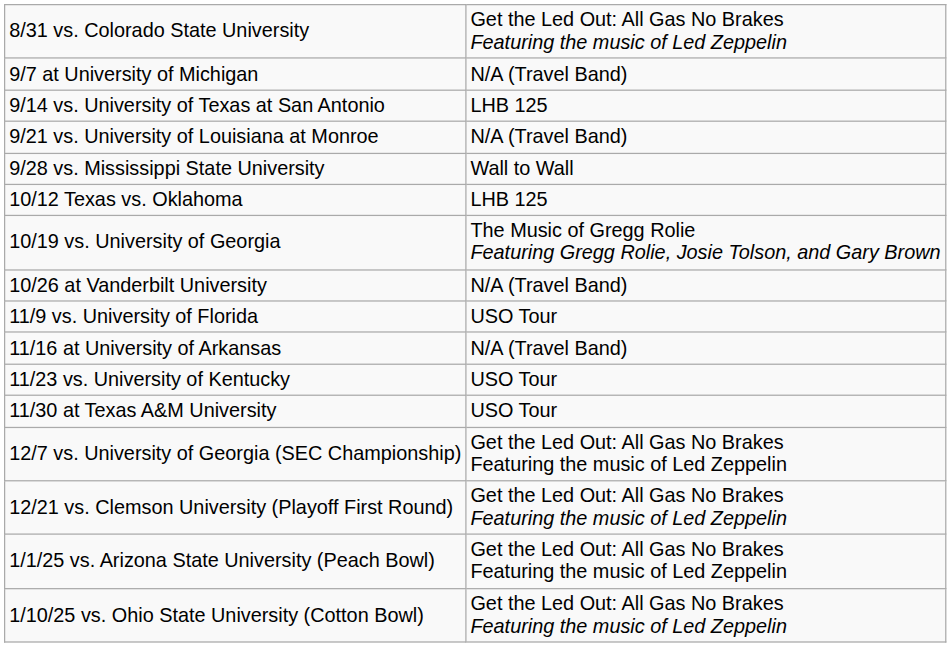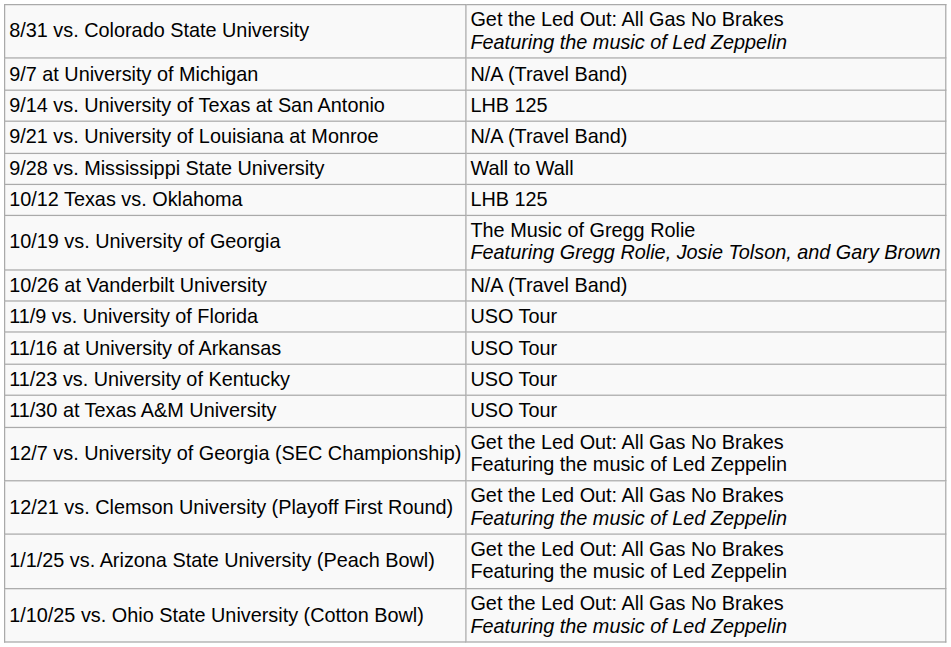(549, 348) N/A (Travel Band) -> (514, 348) USO Tour
